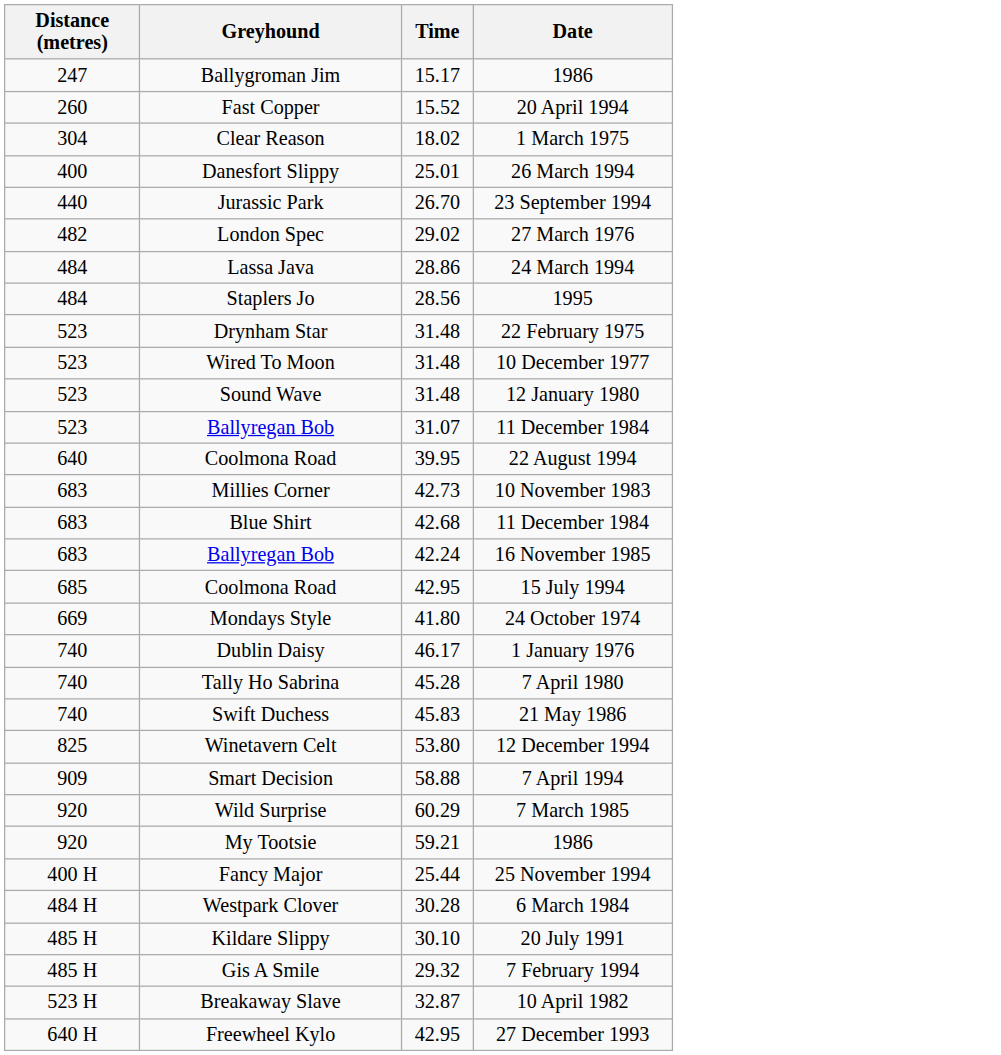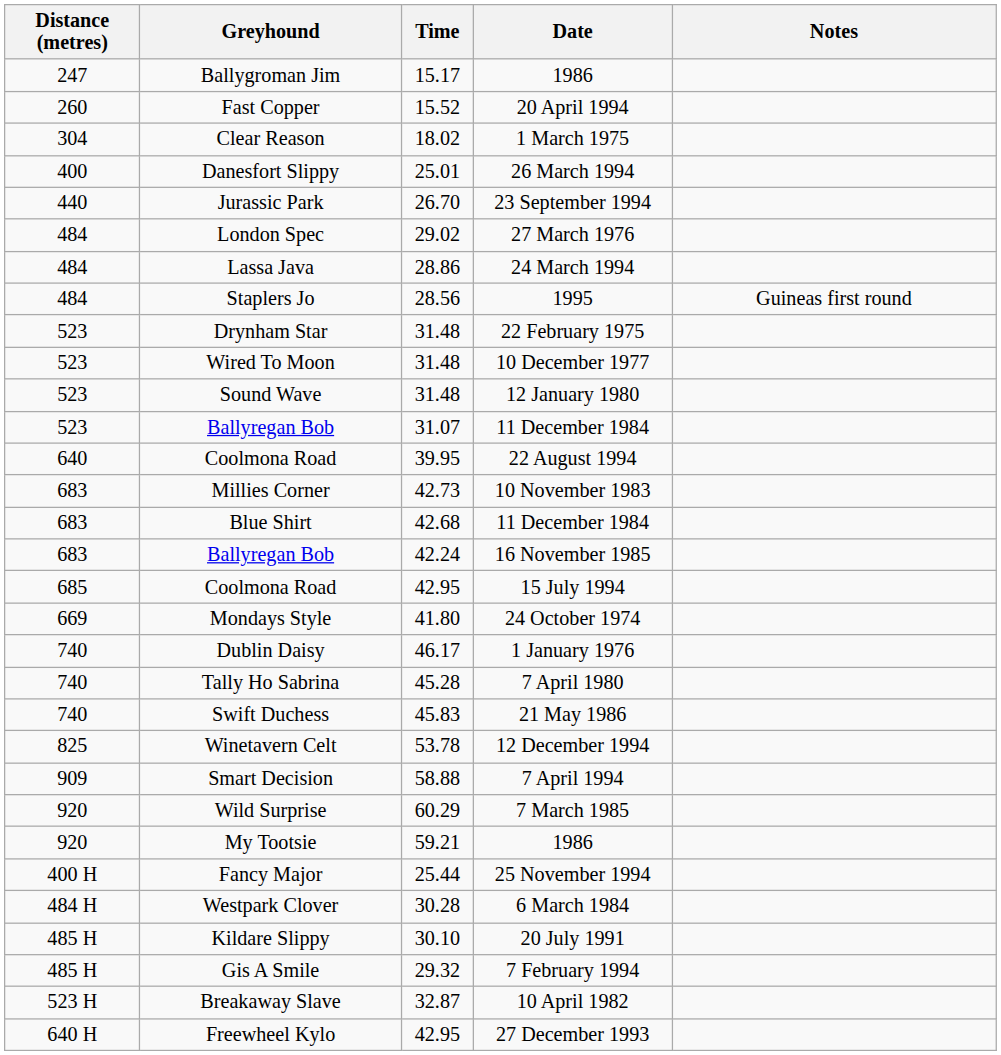+ column: (834, 31)
(72, 235) 482 -> (72, 235) 484
(437, 746) 53.80 -> (437, 746) 53.78
